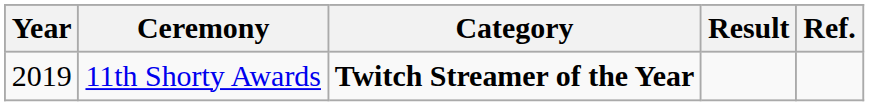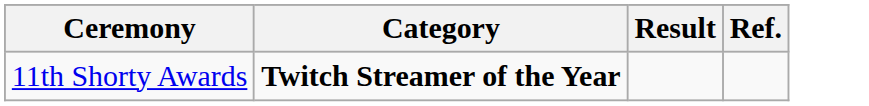- column: (42, 28)
